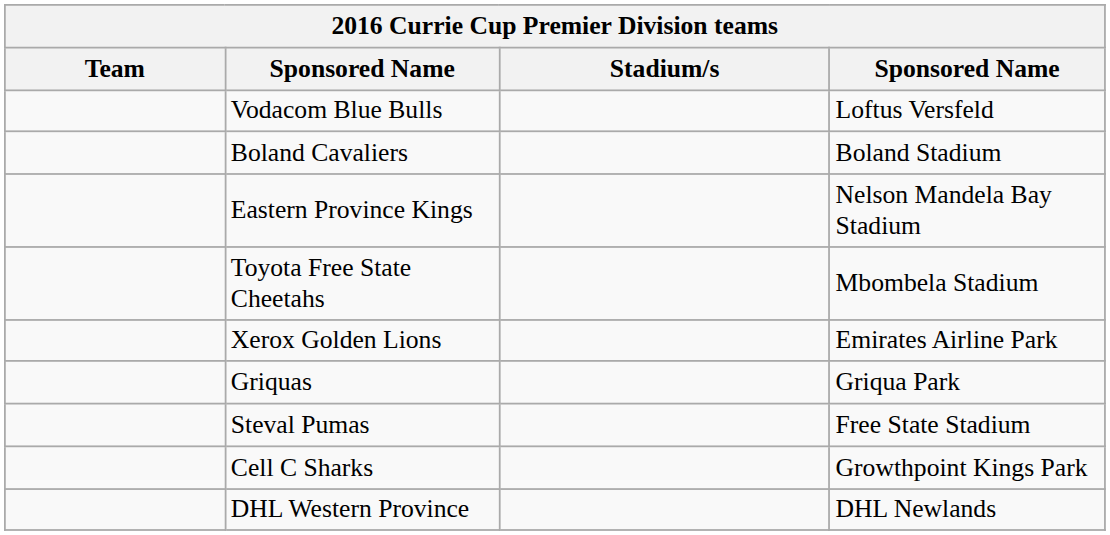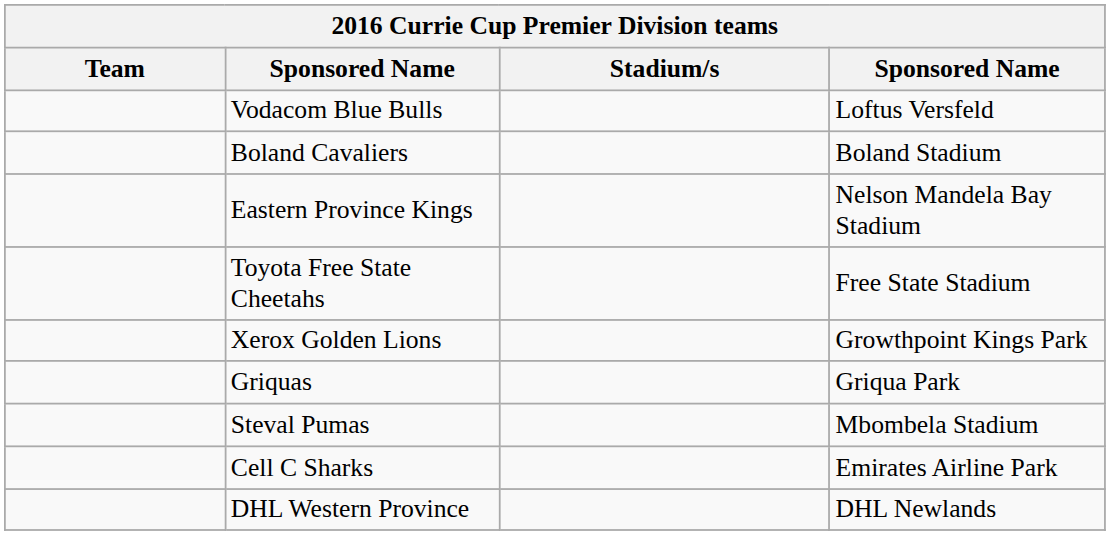(937, 282) Mbombela Stadium -> (933, 282) Free State Stadium
(947, 340) Emirates Airline Park -> (962, 340) Growthpoint Kings Park
(933, 424) Free State Stadium -> (937, 424) Mbombela Stadium
(962, 467) Growthpoint Kings Park -> (947, 467) Emirates Airline Park
